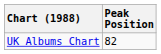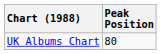(111, 41) 82 -> (111, 41) 80
